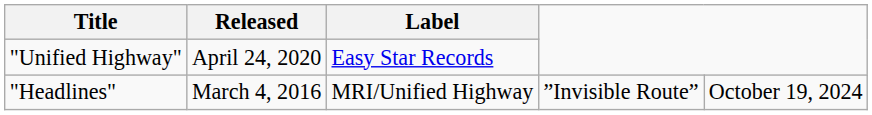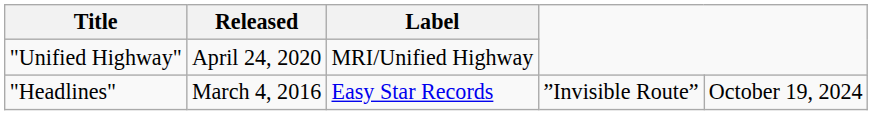(412, 57) Easy Star Records -> (432, 57) MRI/Unified Highway
(432, 92) MRI/Unified Highway -> (412, 92) Easy Star Records
